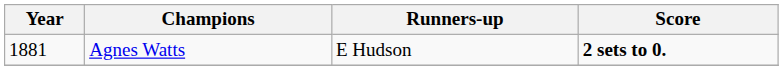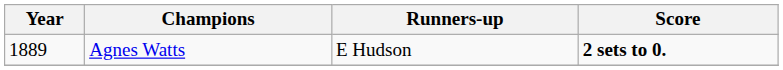(28, 49) 1881 -> (28, 49) 1889
